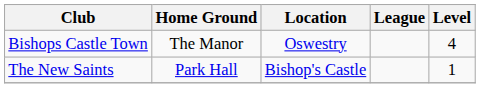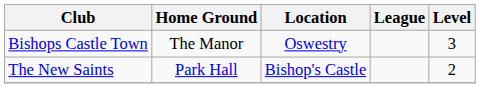(452, 43) 4 -> (452, 43) 3
(452, 69) 1 -> (452, 69) 2
